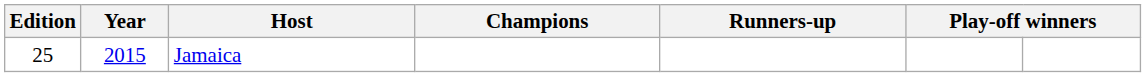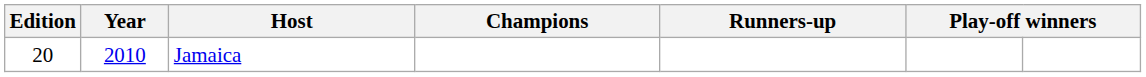(43, 54) 25 -> (43, 54) 20
(125, 54) 2015 -> (125, 54) 2010
